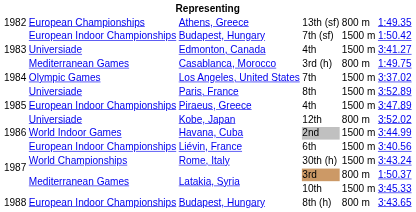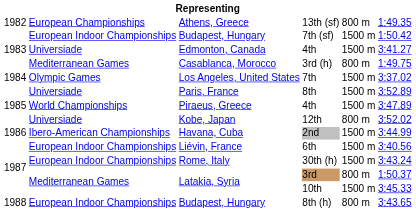(103, 105) European Indoor Championships -> (78, 105) World Championships
(75, 133) World Indoor Games -> (99, 133) Ibero-American Championships
(78, 161) World Championships -> (103, 161) European Indoor Championships
